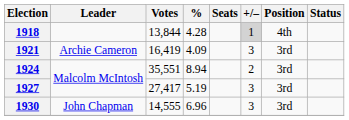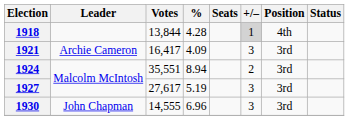(165, 50) 16,419 -> (165, 50) 16,417
(165, 87) 27,417 -> (165, 87) 27,617
